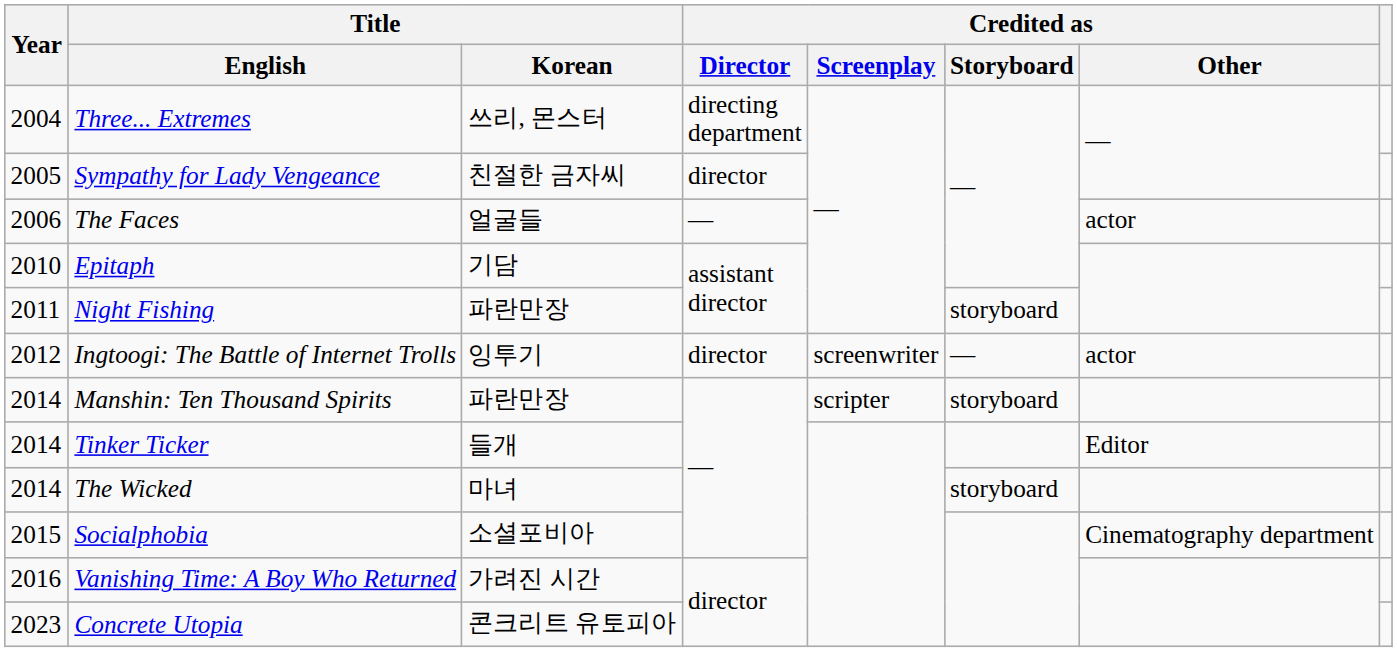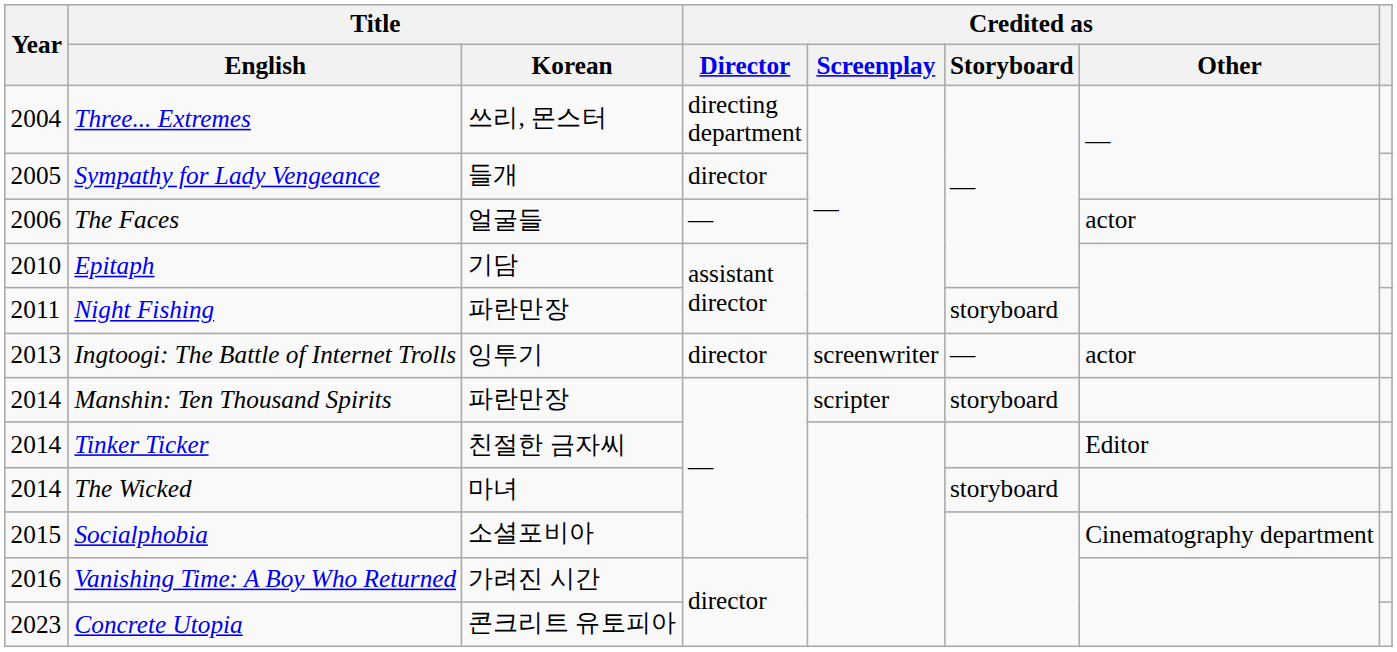(547, 174) 친절한 금자씨 -> (493, 174) 들개
(36, 354) 2012 -> (36, 354) 2013
(493, 443) 들개 -> (547, 443) 친절한 금자씨
